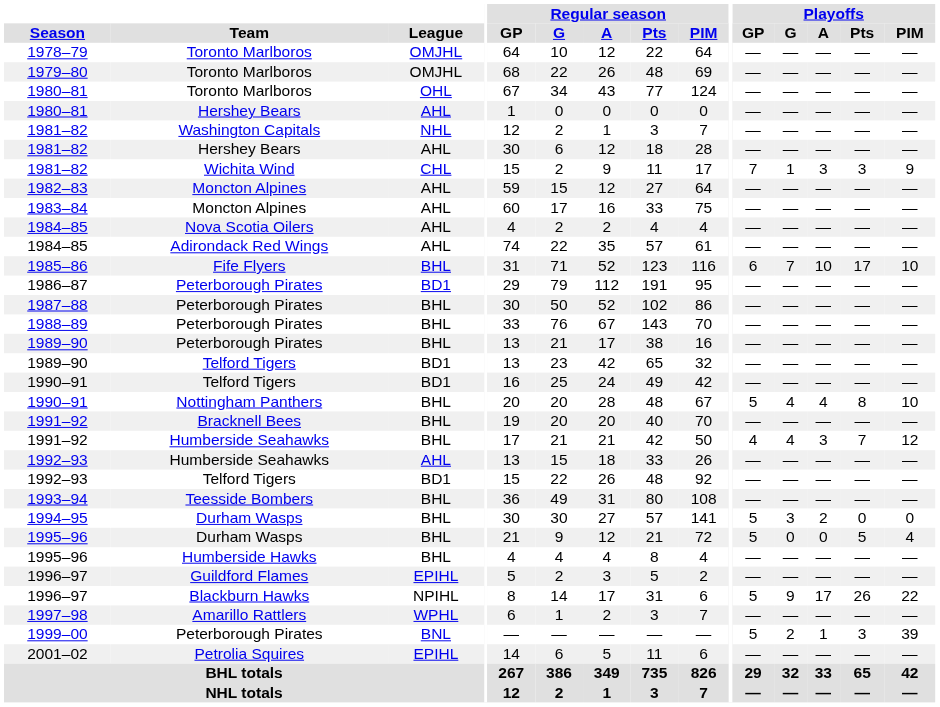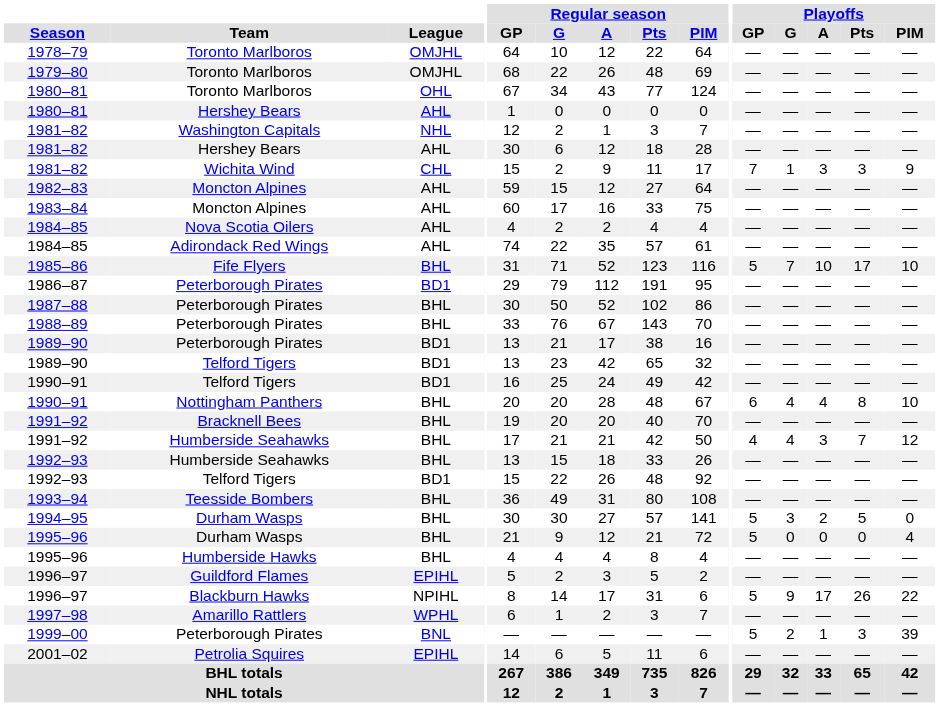(753, 265) 6 -> (753, 265) 5
(436, 343) BHL -> (436, 343) BD1
(753, 401) 5 -> (753, 401) 6
(436, 459) AHL -> (436, 459) BHL
(862, 518) 0 -> (862, 518) 5
(862, 537) 5 -> (862, 537) 0
